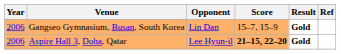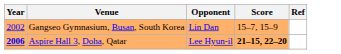- column: (303, 12)
(16, 27) 2006 -> (16, 27) 2002
(16, 42) normal -> (16, 42) bold
